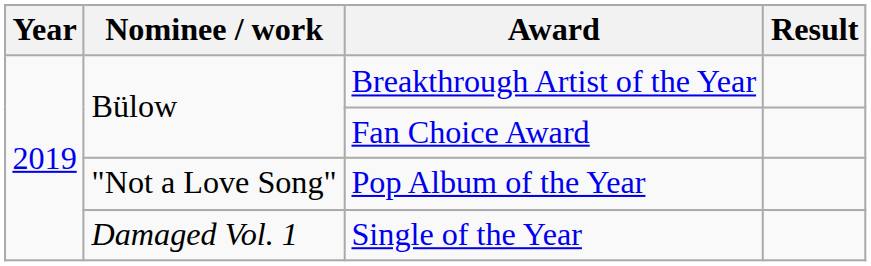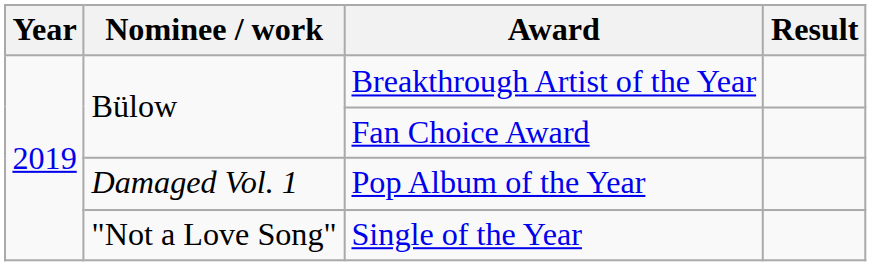(214, 183) "Not a Love Song" -> (195, 183) Damaged Vol. 1
(195, 234) Damaged Vol. 1 -> (214, 234) "Not a Love Song"
